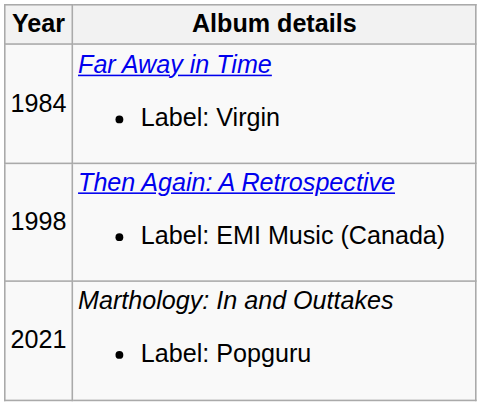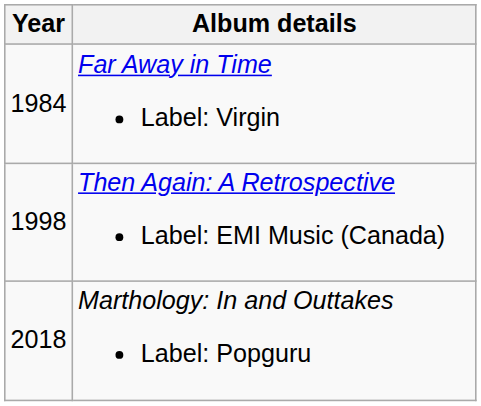(39, 340) 2021 -> (39, 340) 2018
